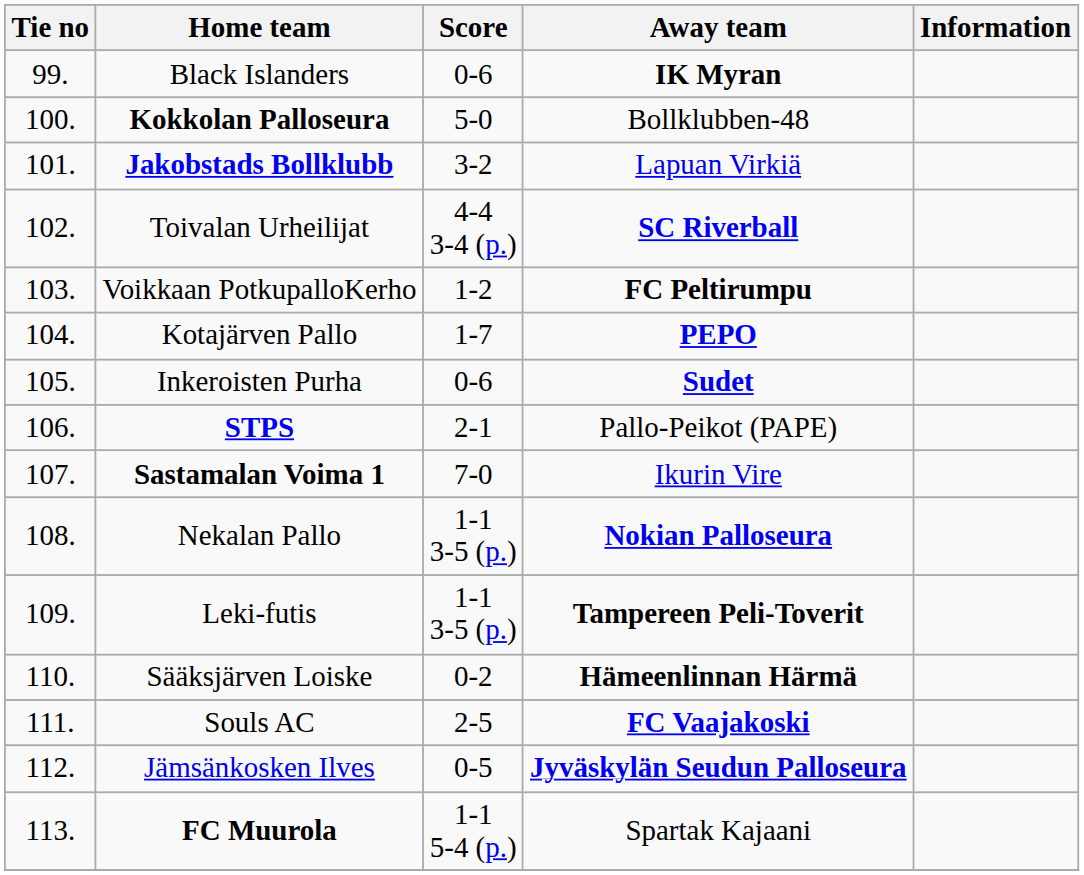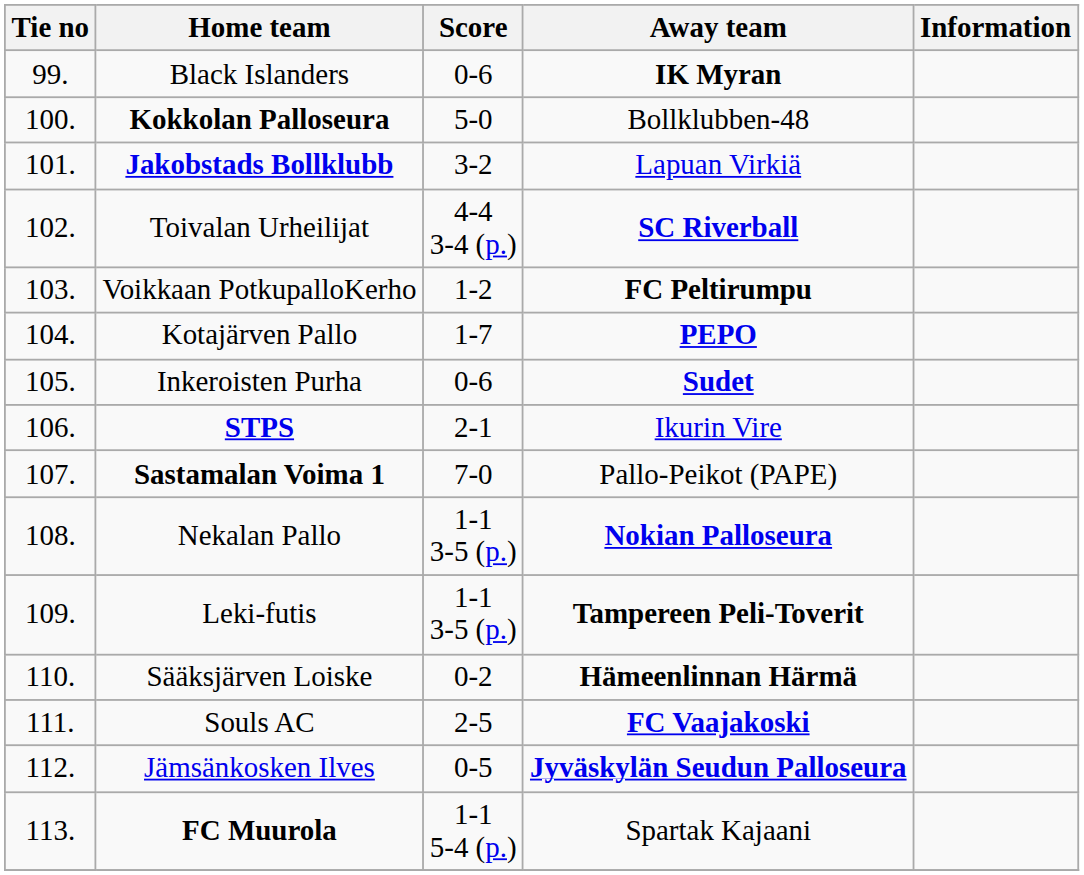(718, 427) Pallo-Peikot (PAPE) -> (718, 427) Ikurin Vire
(718, 473) Ikurin Vire -> (718, 473) Pallo-Peikot (PAPE)
